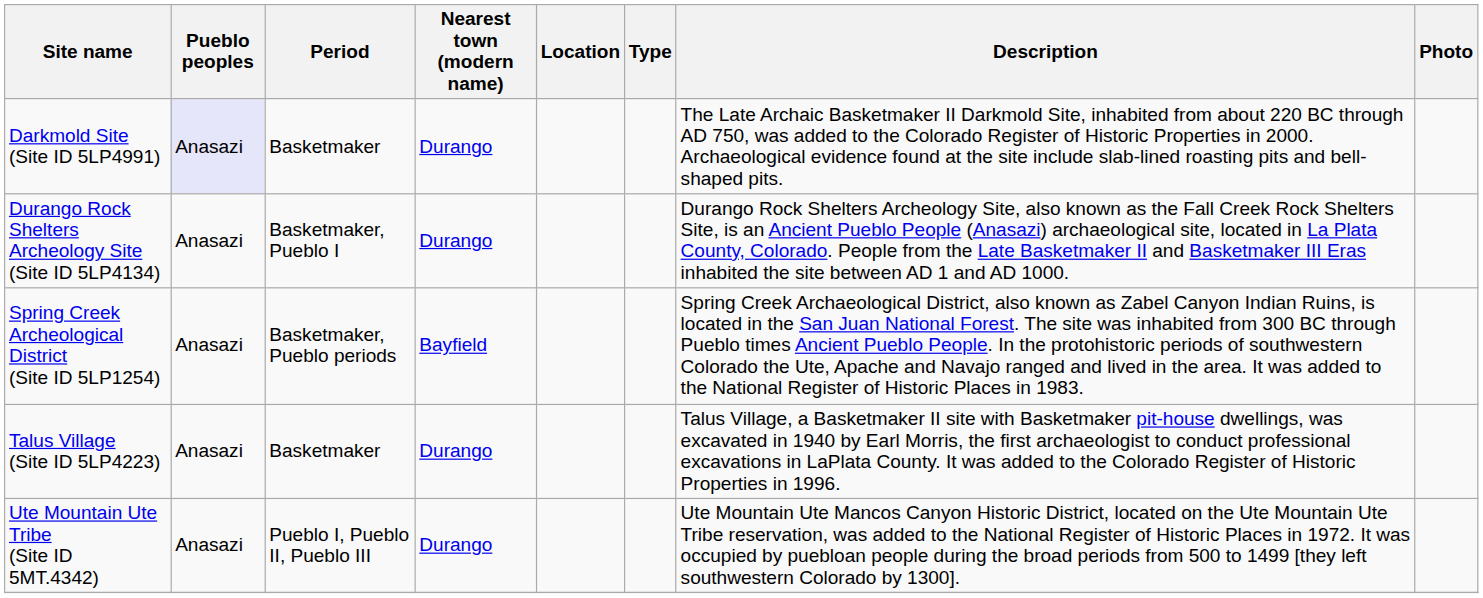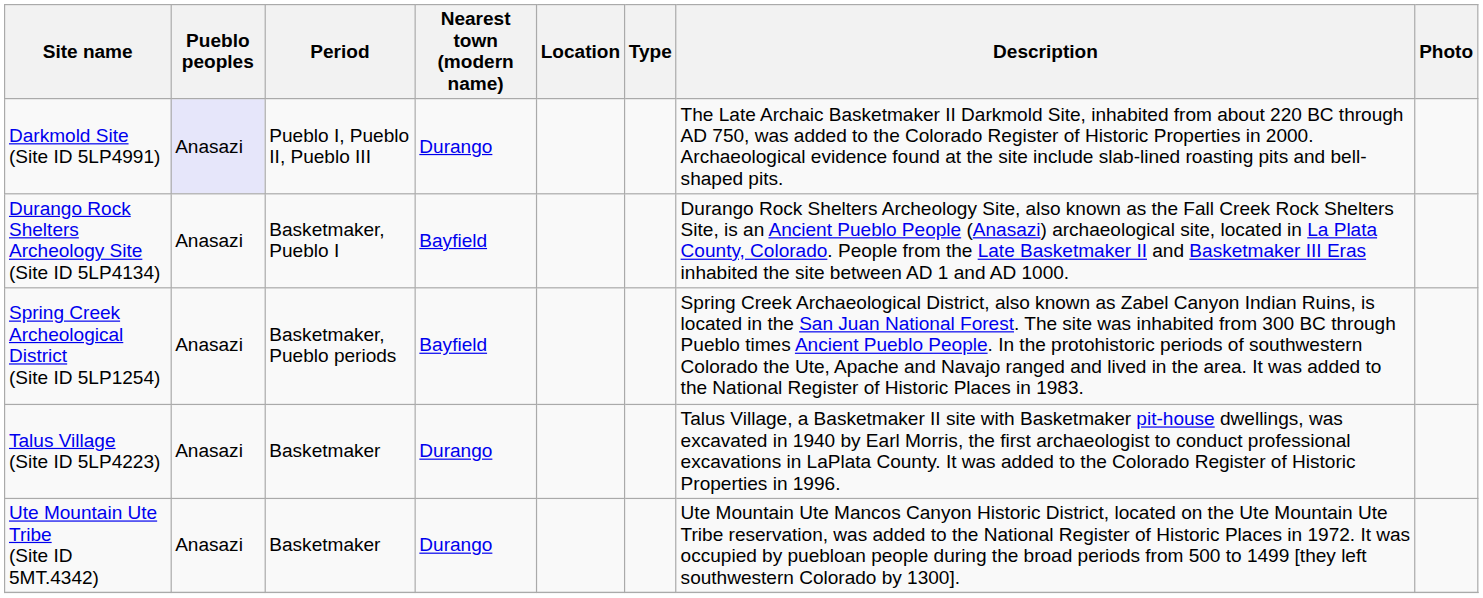(325, 146) Basketmaker -> (339, 146) Pueblo I, Pueblo II, Pueblo III
(456, 240) Durango -> (453, 240) Bayfield
(339, 545) Pueblo I, Pueblo II, Pueblo III -> (325, 545) Basketmaker
